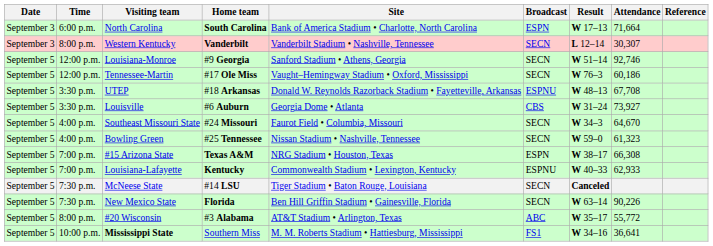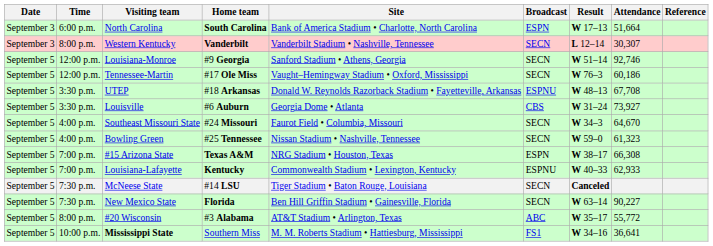(627, 28) 71,664 -> (627, 28) 51,664
(627, 202) 90,226 -> (627, 202) 90,227
